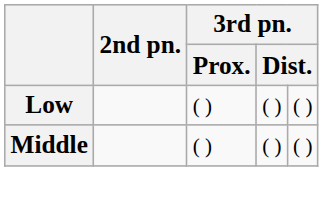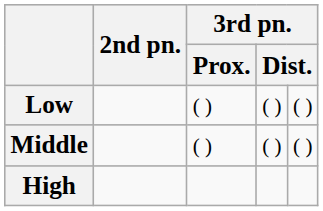+ row: (49, 184)
